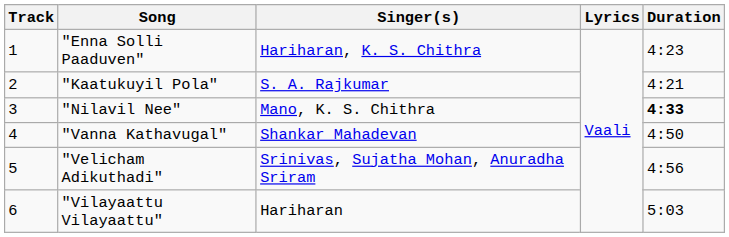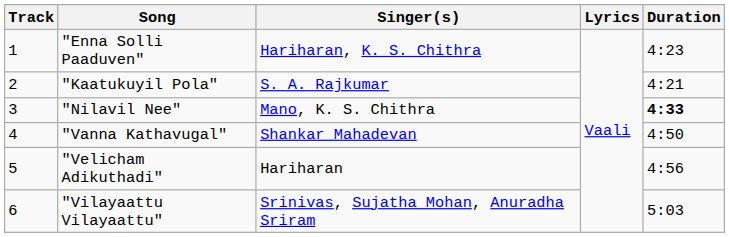(412, 169) Srinivas, Sujatha Mohan, Anuradha Sriram -> (302, 169) Hariharan
(302, 211) Hariharan -> (412, 211) Srinivas, Sujatha Mohan, Anuradha Sriram
